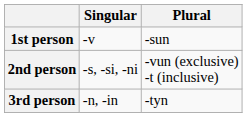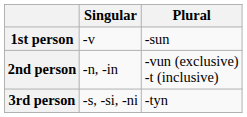(110, 69) -s, -si, -ni -> (100, 69) -n, -in
(100, 100) -n, -in -> (110, 100) -s, -si, -ni
